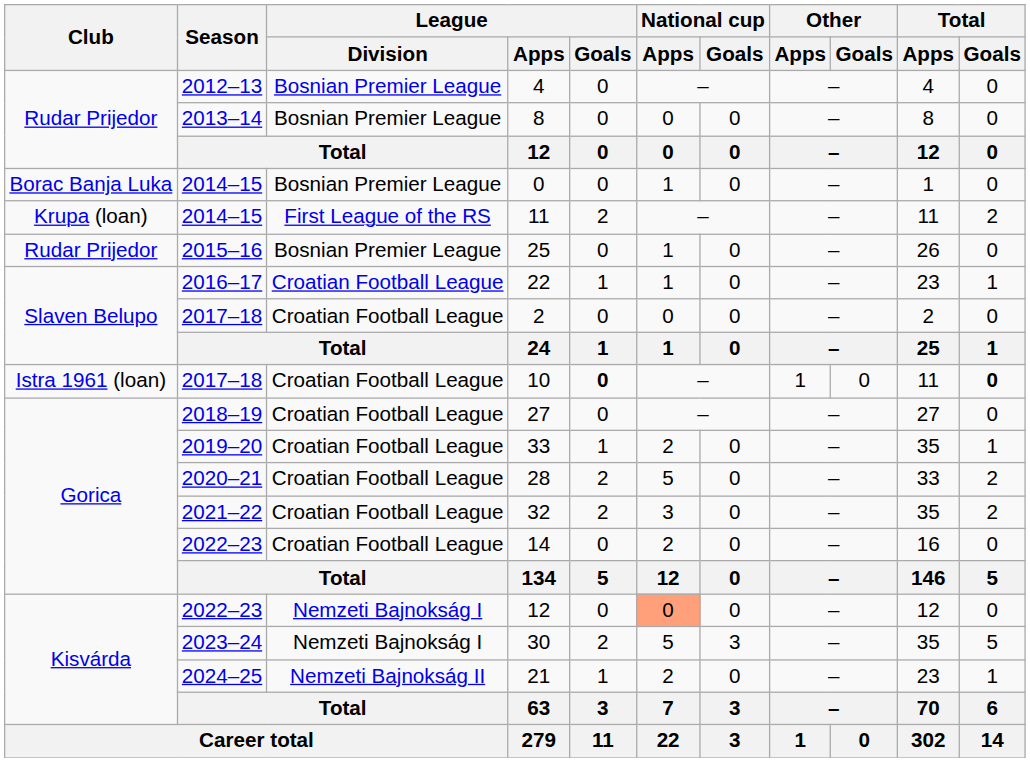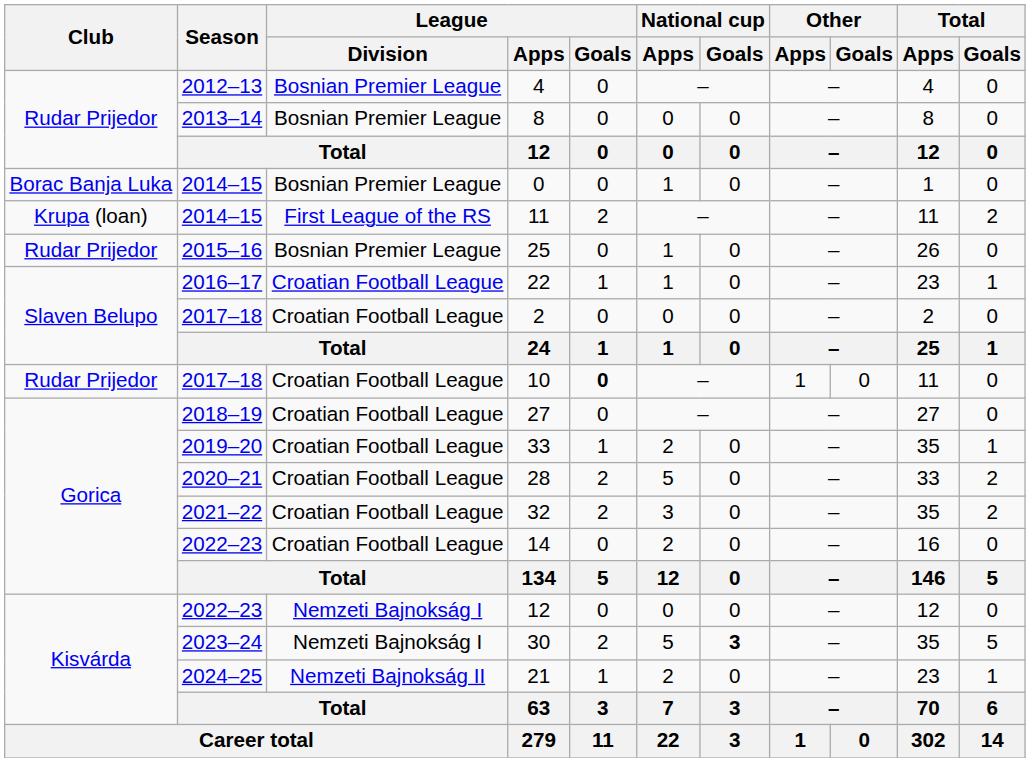(91, 380) Istra 1961 (loan) -> (91, 380) Rudar Prijedor
(992, 380) bold -> (992, 380) normal
(668, 610) lightsalmon background -> (668, 610) no background
(735, 642) normal -> (735, 642) bold
